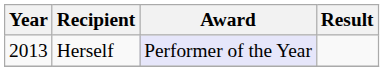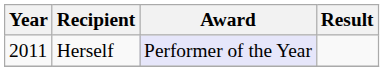(28, 50) 2013 -> (28, 50) 2011
